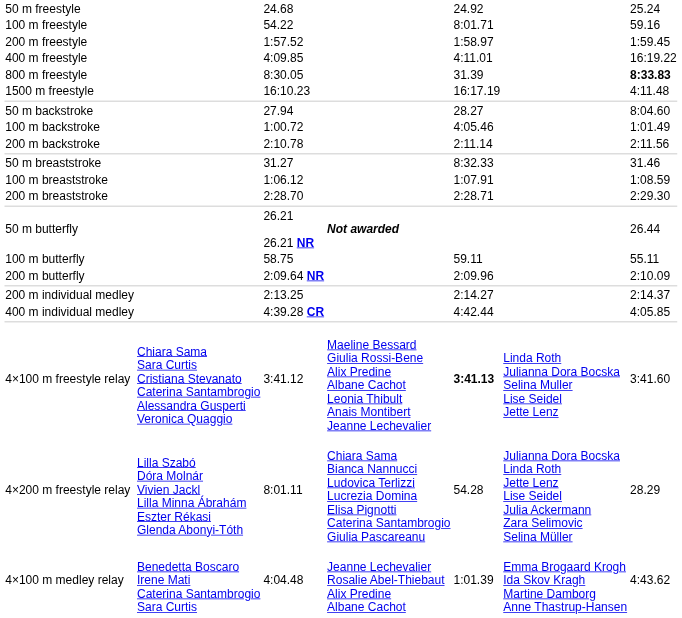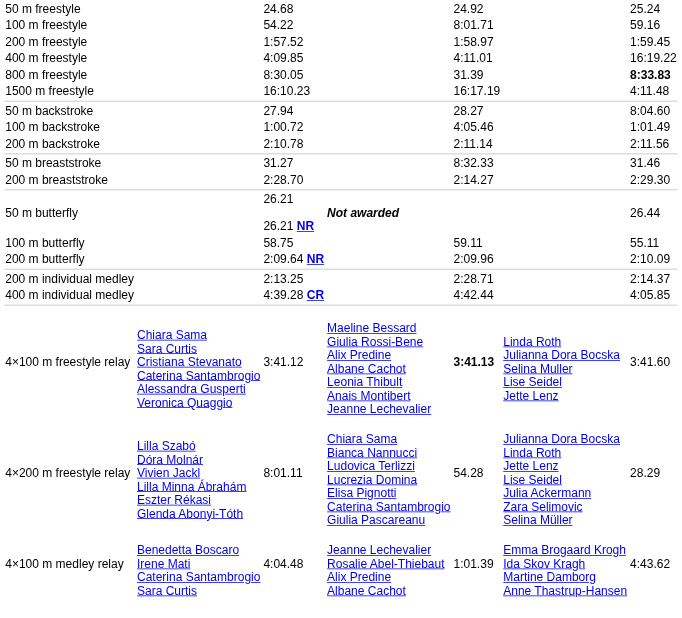- row: (57, 180)
(474, 196) 2:28.71 -> (474, 180) 2:14.27
(474, 295) 2:14.27 -> (474, 279) 2:28.71
